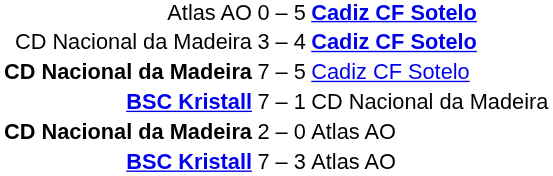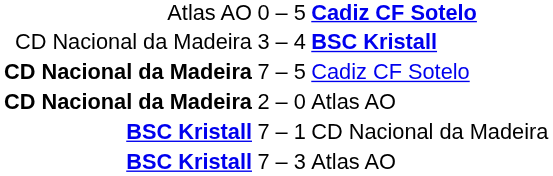(394, 42) Cadiz CF Sotelo -> (374, 42) BSC Kristall
rows swapped: (282, 132) <-> (282, 102)
